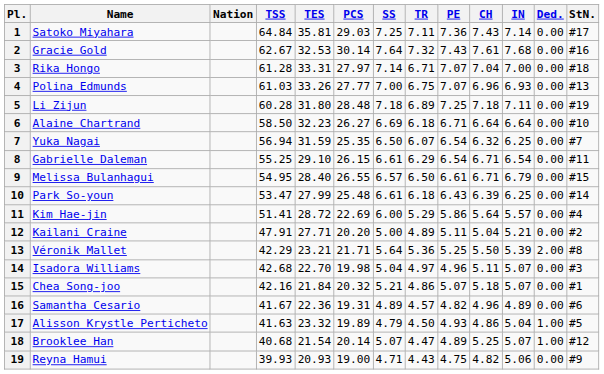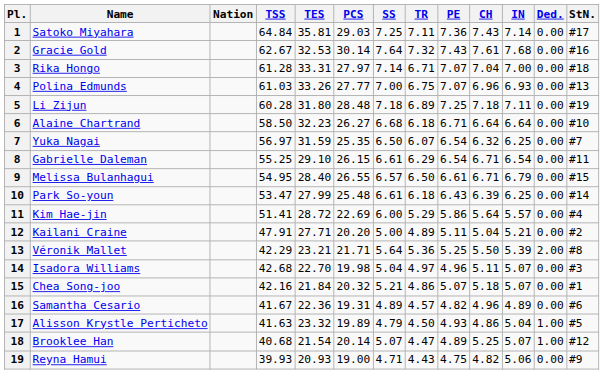(389, 123) 6.69 -> (389, 123) 6.68
(275, 141) 56.94 -> (275, 141) 56.97
